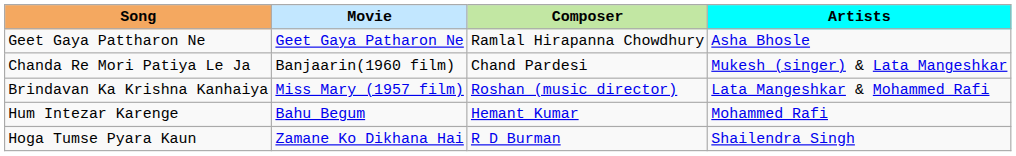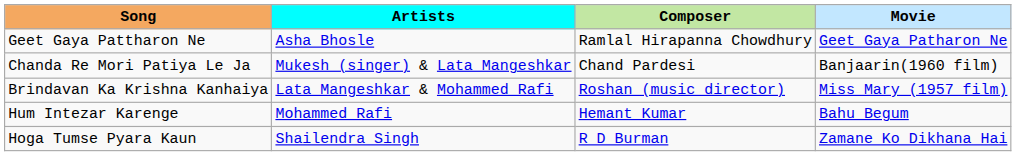columns swapped: (370, 17) <-> (859, 17)
